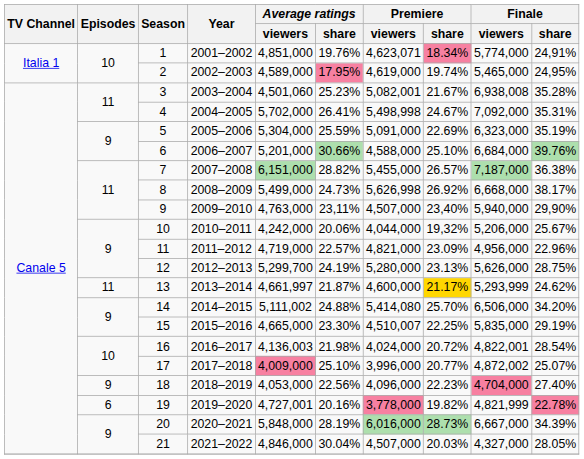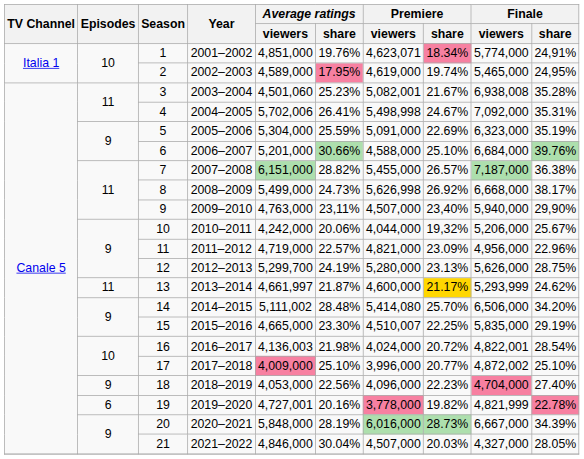(285, 111) 5,702,000 -> (285, 111) 5,702,006
(339, 307) 24.88% -> (339, 307) 28.48%
(555, 365) 25.07% -> (555, 365) 25.10%
